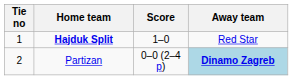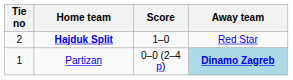(19, 39) 1 -> (19, 39) 2
(19, 61) 2 -> (19, 61) 1
